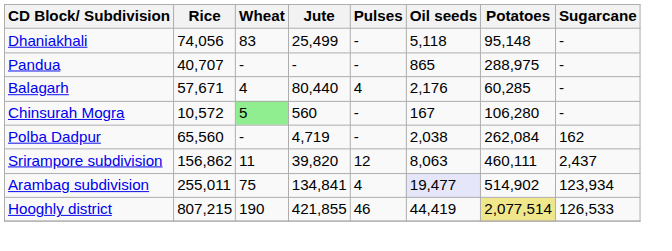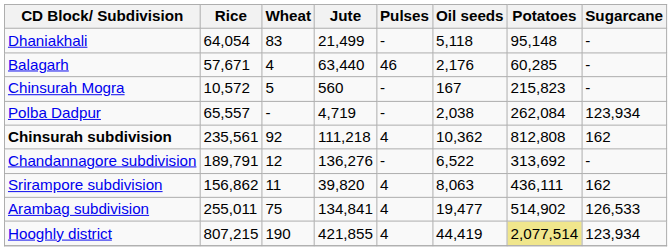(200, 40) 74,056 -> (227, 40) 64,054
(315, 40) 25,499 -> (341, 40) 21,499
- row: (34, 64)
(315, 88) 80,440 -> (341, 64) 63,440
(358, 88) 4 -> (388, 64) 46
(243, 112) lightgreen background -> (270, 88) no background
(512, 112) 106,280 -> (538, 88) 215,823
(200, 137) 65,560 -> (227, 112) 65,557
(572, 137) 162 -> (613, 112) 123,934
+ row: (90, 137)
+ row: (102, 161)
(362, 161) 12 -> (384, 185) 4
(511, 161) 460,111 -> (537, 185) 436,111
(578, 161) 2,437 -> (598, 185) 162
(433, 185) lavender background -> (459, 209) no background
(586, 185) 123,934 -> (613, 209) 126,533
(362, 209) 46 -> (384, 233) 4
(586, 209) 126,533 -> (613, 233) 123,934
